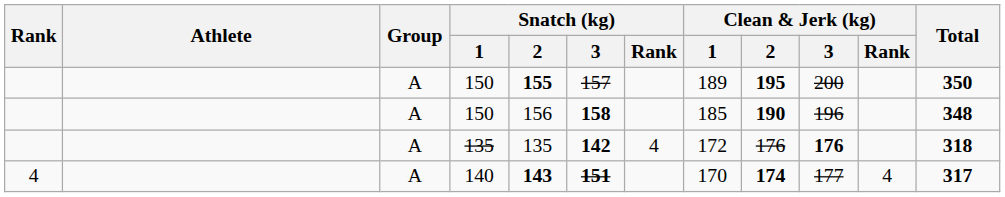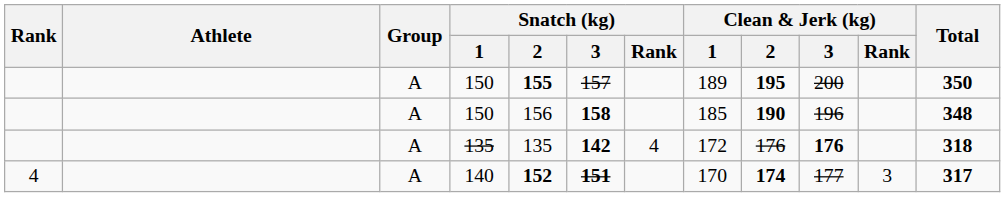(537, 176) 143 -> (537, 176) 152
(887, 176) 4 -> (887, 176) 3
